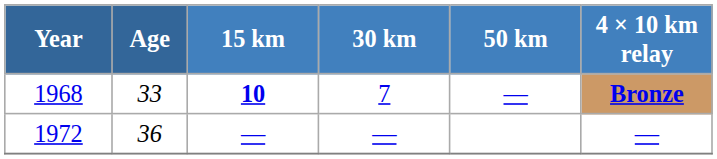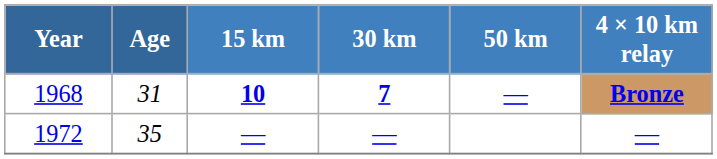(150, 93) 33 -> (150, 93) 31
(384, 93) normal -> (384, 93) bold
(150, 133) 36 -> (150, 133) 35
